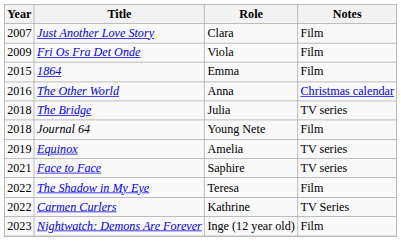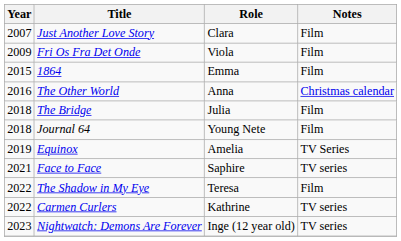(324, 110) TV series -> (312, 110) Film
(324, 149) TV series -> (325, 149) TV Series
(325, 206) TV Series -> (324, 206) TV series
(312, 226) Film -> (324, 226) TV series
